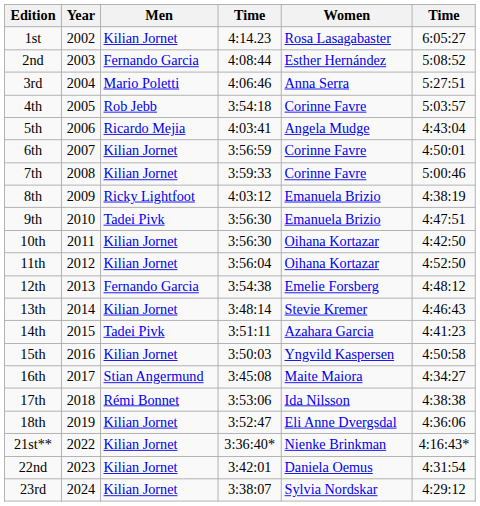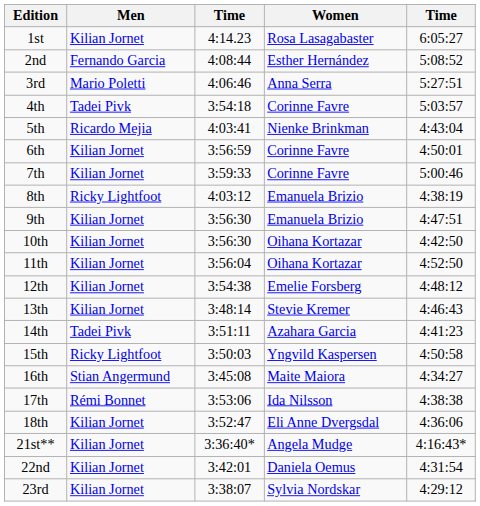- column: (81, 15)
(130, 106) Rob Jebb -> (100, 106) Tadei Pivk
(327, 128) Angela Mudge -> (318, 128) Nienke Brinkman
(134, 219) Tadei Pivk -> (107, 219) Kilian Jornet
(151, 286) Fernando Garcia -> (107, 286) Kilian Jornet
(141, 354) Kilian Jornet -> (116, 354) Ricky Lightfoot
(335, 444) Nienke Brinkman -> (310, 444) Angela Mudge
